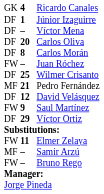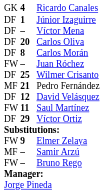(23, 108) 9 -> (25, 108) 11
(25, 141) 11 -> (23, 141) 9
